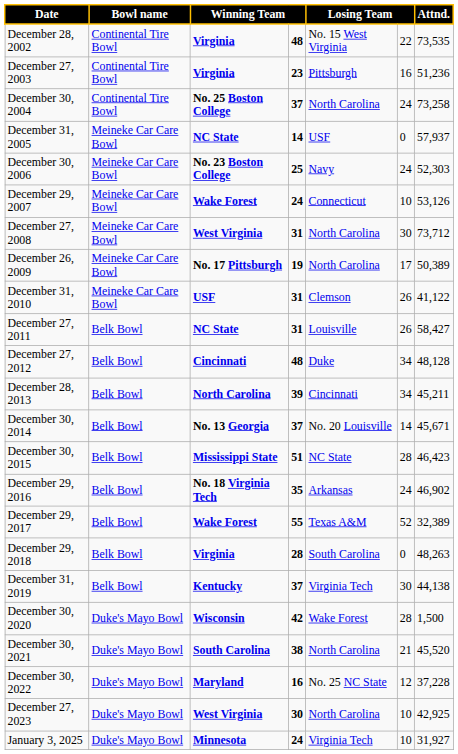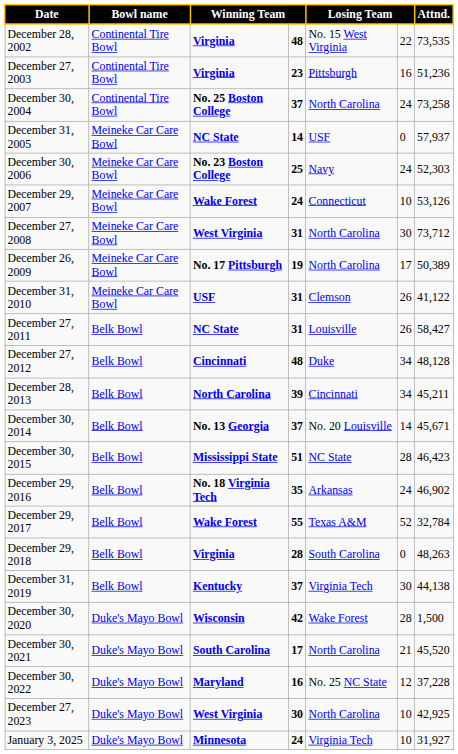(433, 522) 32,389 -> (433, 522) 32,784
(297, 650) 38 -> (297, 650) 17
